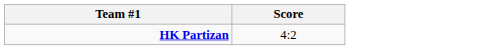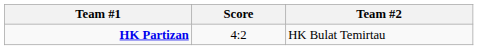+ column: (379, 14)
